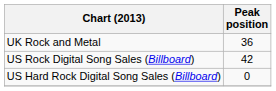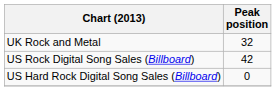(247, 42) 36 -> (247, 42) 32
